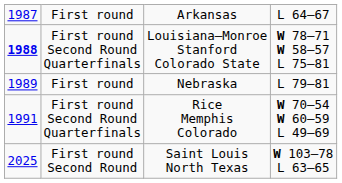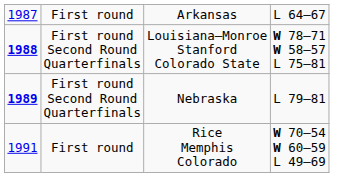(22, 84) normal -> (22, 99) bold
(92, 84) First round -> (92, 99) First round Second Round Quarterfinals
(92, 119) First round Second Round Quarterfinals -> (92, 148) First round
- row: (207, 161)
